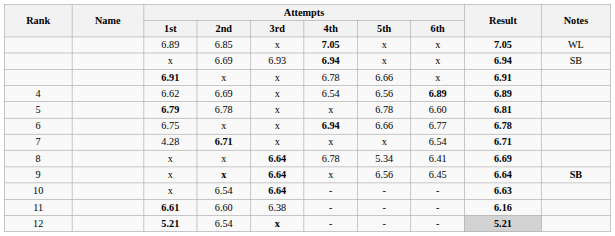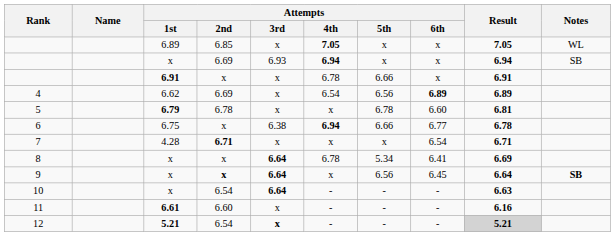(277, 126) x -> (277, 126) 6.38
(277, 207) 6.38 -> (277, 207) x
